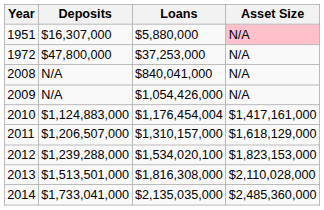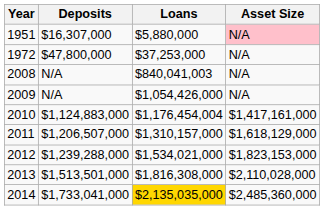(174, 74) $840,041,000 -> (174, 74) $840,041,003
(179, 154) $1,534,020,100 -> (179, 154) $1,534,021,000
(179, 194) no background -> (179, 194) gold background
